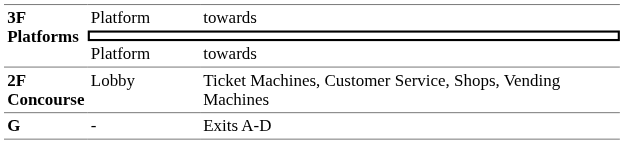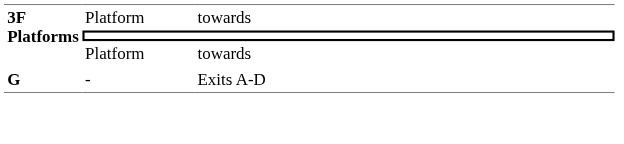- row: (113, 80)
